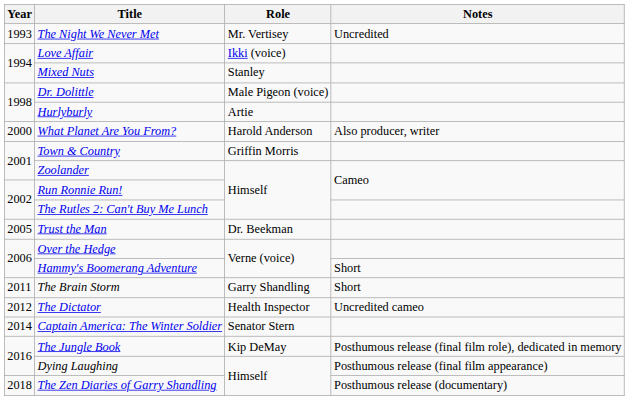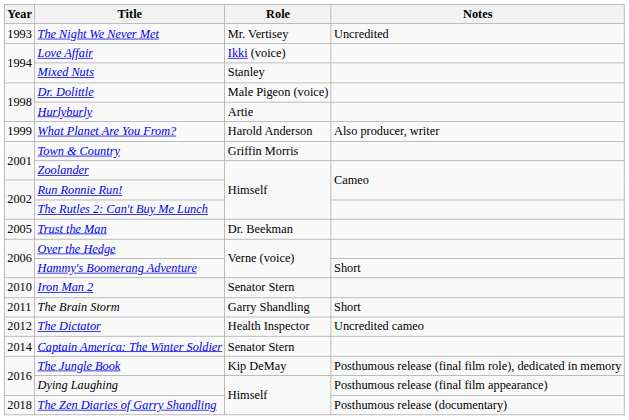(20, 131) 2000 -> (20, 131) 1999
+ row: (65, 287)
